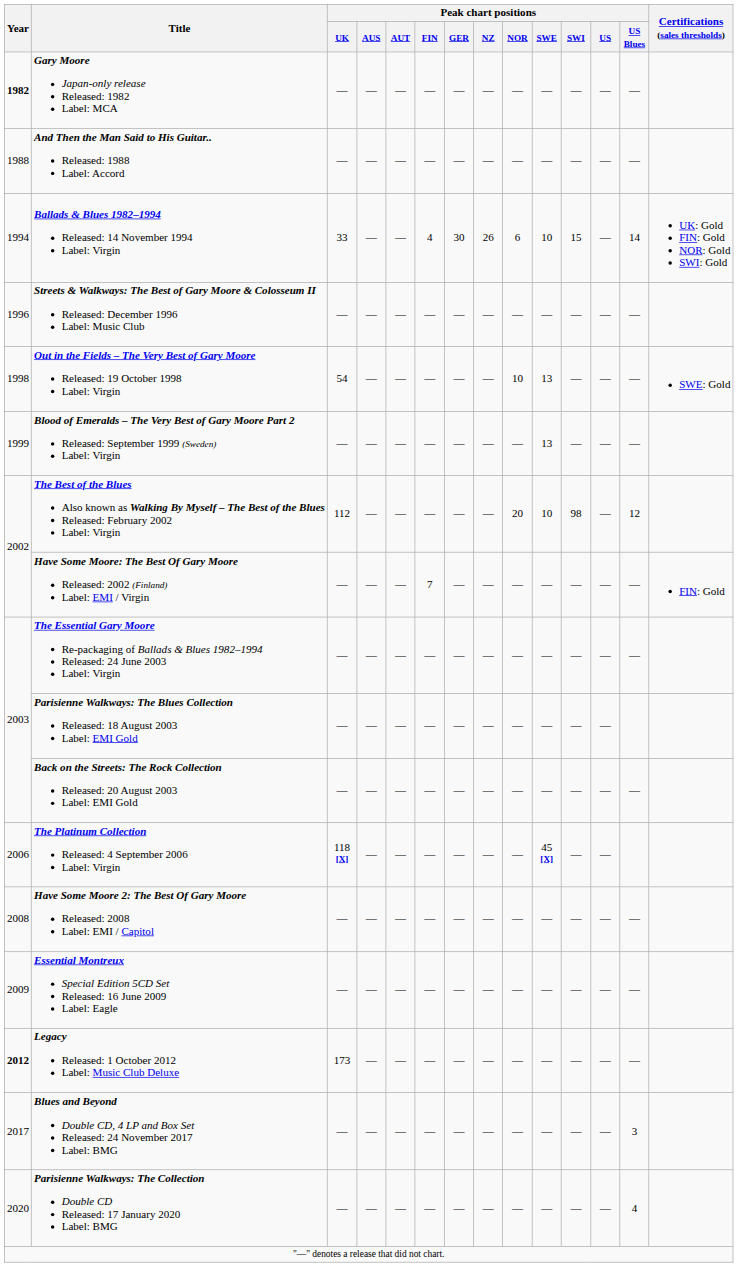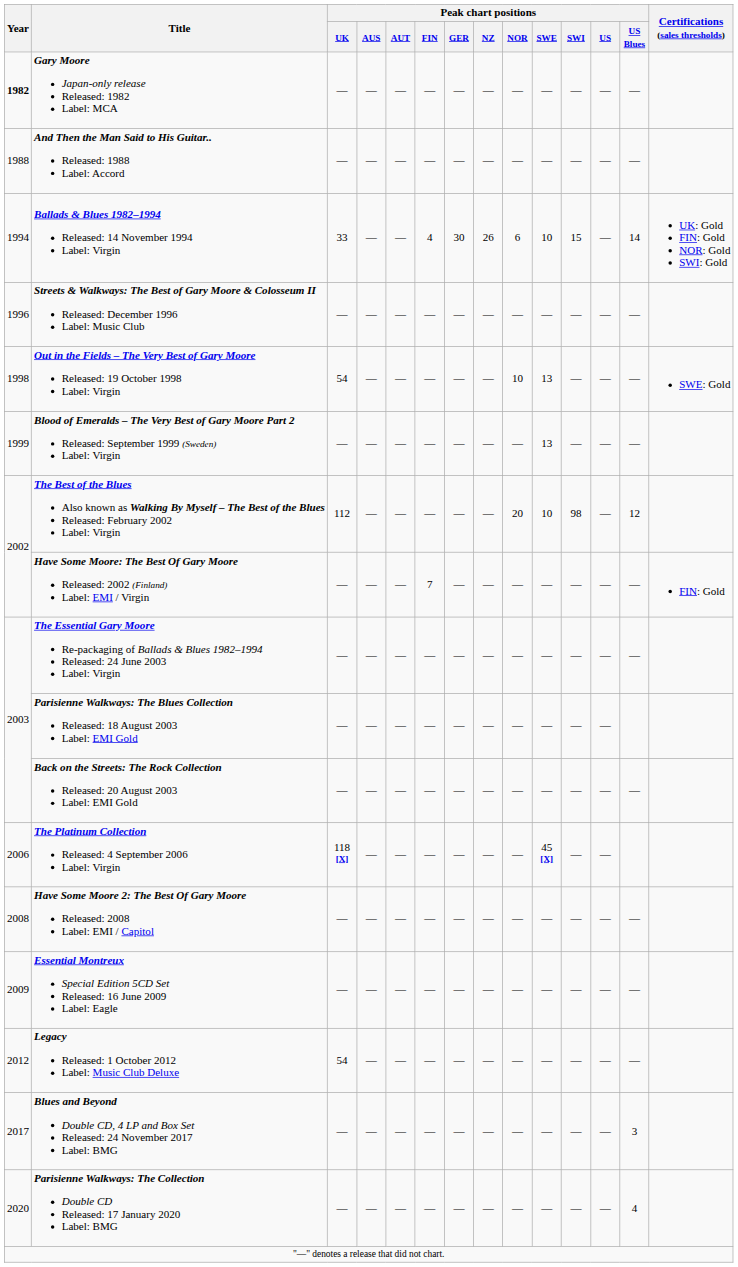(18, 1060) bold -> (18, 1060) normal
(342, 1060) 173 -> (342, 1060) 54
